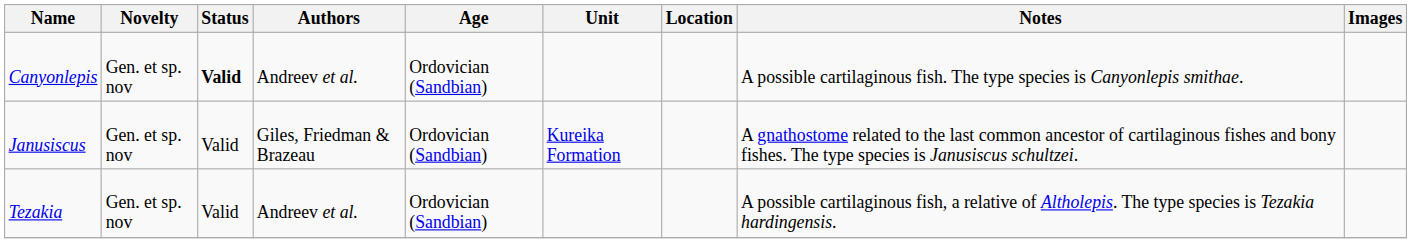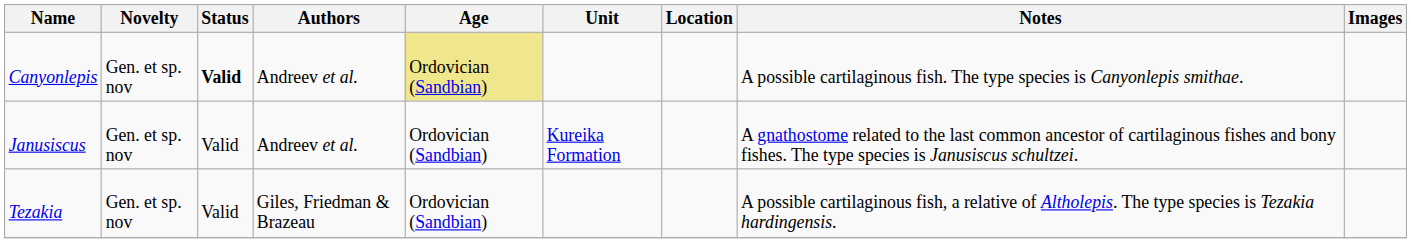(449, 76) no background -> (449, 76) khaki background
(323, 144) Giles, Friedman & Brazeau -> (307, 144) Andreev et al.
(307, 212) Andreev et al. -> (323, 212) Giles, Friedman & Brazeau
